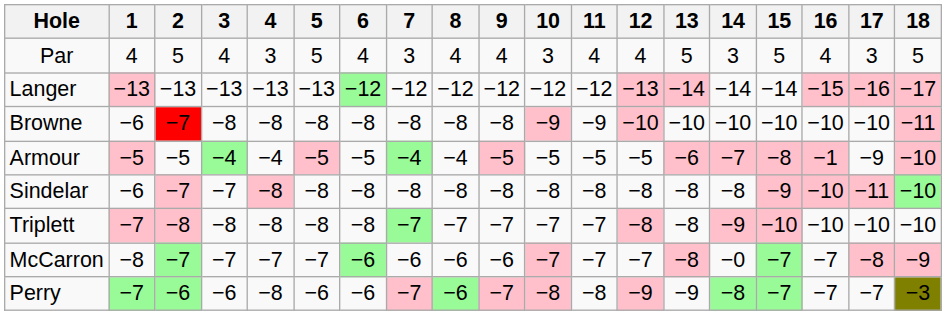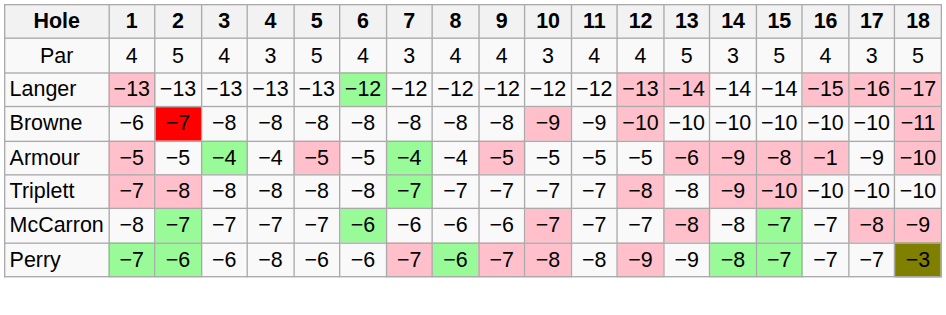(733, 157) −7 -> (733, 157) −9
- row: (49, 191)
(733, 259) −0 -> (733, 225) −8
